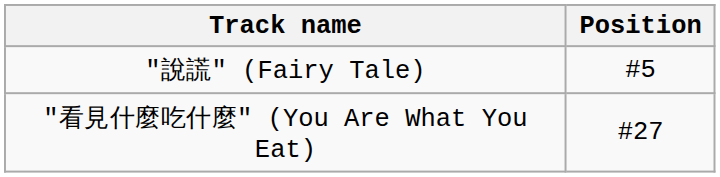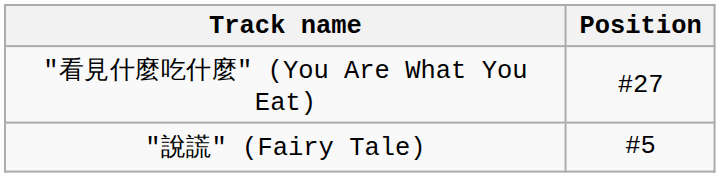rows swapped: (285, 71) <-> (285, 134)
